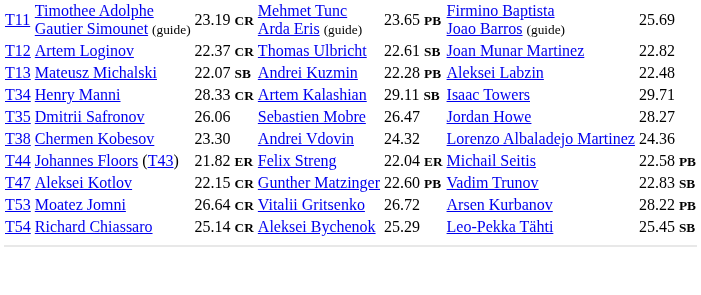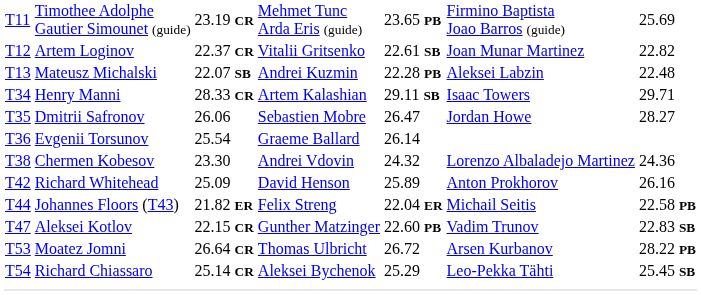(312, 50) Thomas Ulbricht -> (311, 50) Vitalii Gritsenko
+ row: (92, 138)
+ row: (97, 182)
(311, 204) Vitalii Gritsenko -> (312, 248) Thomas Ulbricht
